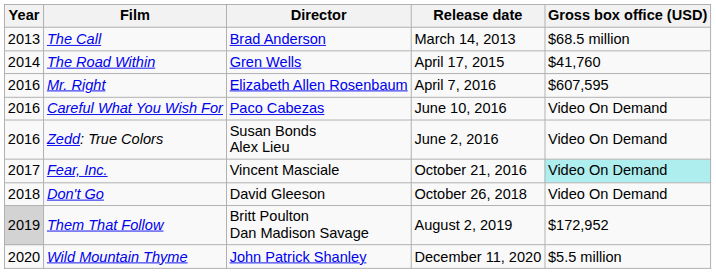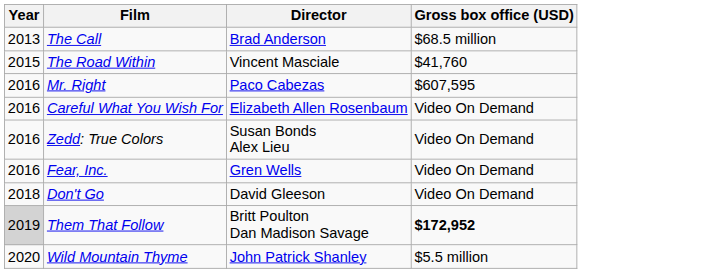- column: (478, 16)
(24, 62) 2014 -> (24, 62) 2015
(266, 62) Gren Wells -> (285, 62) Vincent Masciale
(319, 85) Elizabeth Allen Rosenbaum -> (277, 85) Paco Cabezas
(277, 108) Paco Cabezas -> (319, 108) Elizabeth Allen Rosenbaum
(24, 170) 2017 -> (24, 170) 2016
(285, 170) Vincent Masciale -> (266, 170) Gren Wells
(608, 170) paleturquoise background -> (474, 170) no background
(578, 225) normal -> (445, 225) bold
